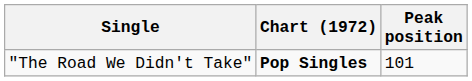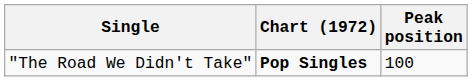(399, 63) 101 -> (399, 63) 100
